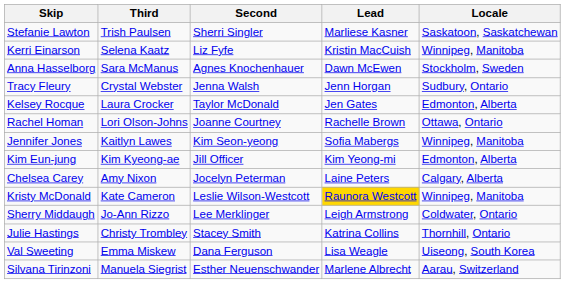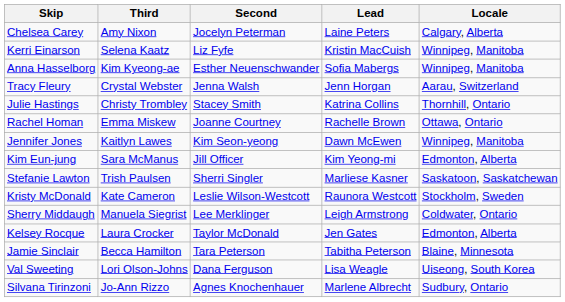rows swapped: (45, 178) <-> (48, 31)
(139, 68) Sara McManus -> (140, 68) Kim Kyeong-ae
(249, 68) Agnes Knochenhauer -> (256, 68) Esther Neuenschwander
(363, 68) Dawn McEwen -> (362, 68) Sofia Mabergs
(473, 68) Stockholm, Sweden -> (473, 68) Winnipeg, Manitoba
(465, 86) Sudbury, Ontario -> (470, 86) Aarau, Switzerland
rows swapped: (43, 232) <-> (46, 104)
(144, 123) Lori Olson-Johns -> (138, 123) Emma Miskew
(362, 141) Sofia Mabergs -> (363, 141) Dawn McEwen
(140, 159) Kim Kyeong-ae -> (139, 159) Sara McManus
(371, 196) gold background -> (371, 196) no background
(473, 196) Winnipeg, Manitoba -> (473, 196) Stockholm, Sweden
(135, 214) Jo-Ann Rizzo -> (144, 214) Manuela Siegrist
+ row: (43, 251)
(138, 251) Emma Miskew -> (144, 269) Lori Olson-Johns
(144, 269) Manuela Siegrist -> (135, 287) Jo-Ann Rizzo
(256, 269) Esther Neuenschwander -> (249, 287) Agnes Knochenhauer
(470, 269) Aarau, Switzerland -> (465, 287) Sudbury, Ontario
